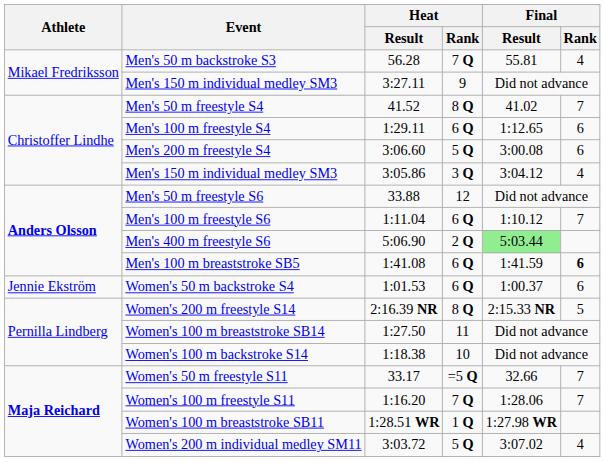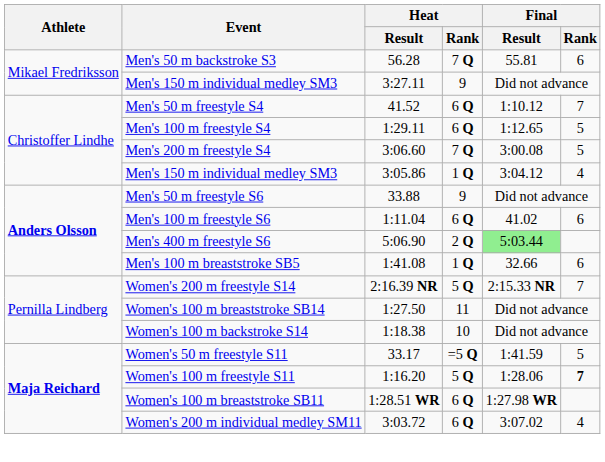(580, 60) 4 -> (580, 60) 6
(463, 106) 8 Q -> (463, 106) 6 Q
(521, 106) 41.02 -> (521, 106) 1:10.12
(580, 128) 6 -> (580, 128) 5
(463, 151) 5 Q -> (463, 151) 7 Q
(580, 151) 6 -> (580, 151) 5
(463, 173) 3 Q -> (463, 173) 1 Q
(463, 196) 12 -> (463, 196) 9
(521, 219) 1:10.12 -> (521, 219) 41.02
(580, 219) 7 -> (580, 219) 6
(463, 264) 6 Q -> (463, 264) 1 Q
(521, 264) 1:41.59 -> (521, 264) 32.66
(580, 264) bold -> (580, 264) normal
- row: (210, 286)
(463, 309) 8 Q -> (463, 286) 5 Q
(580, 309) 5 -> (580, 286) 7
(521, 377) 32.66 -> (521, 354) 1:41.59
(580, 377) 7 -> (580, 354) 5
(463, 399) 7 Q -> (463, 377) 5 Q
(580, 399) normal -> (580, 377) bold
(463, 422) 1 Q -> (463, 399) 6 Q
(463, 444) 5 Q -> (463, 422) 6 Q
